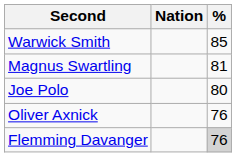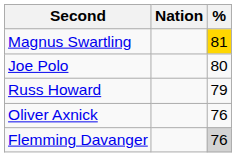- row: (59, 41)
(219, 66) no background -> (219, 41) gold background
+ row: (55, 90)
